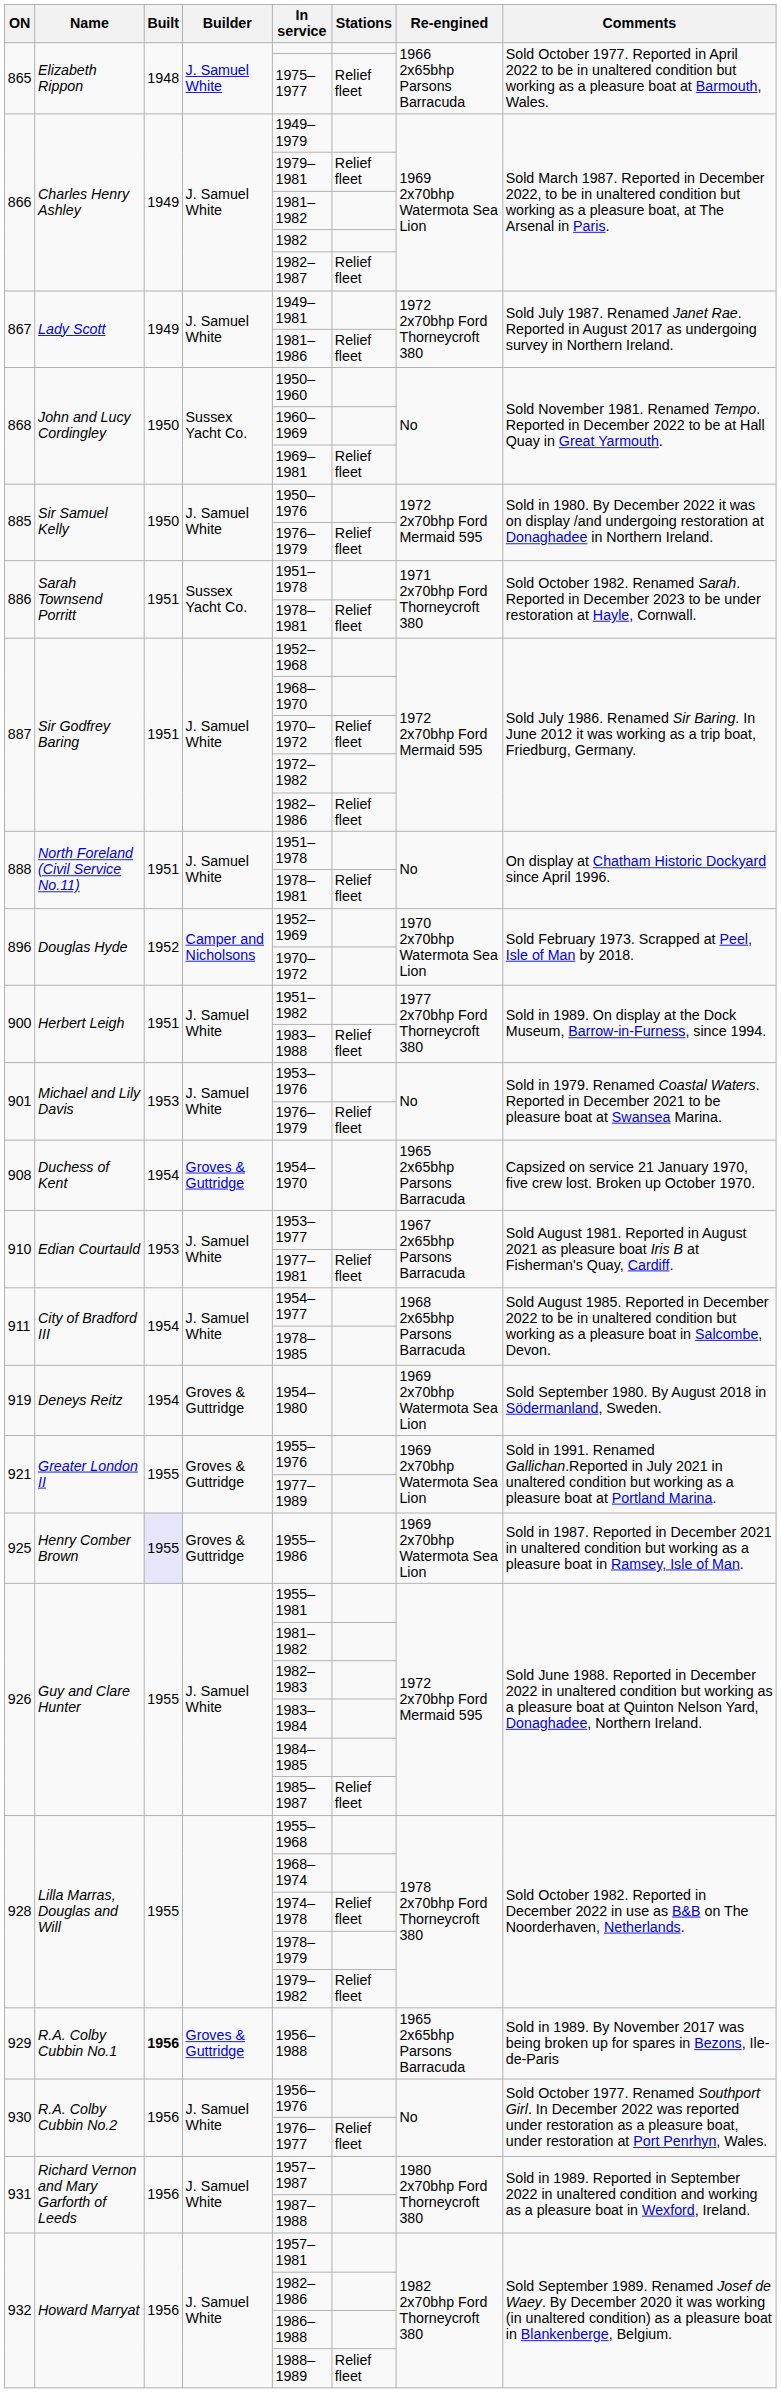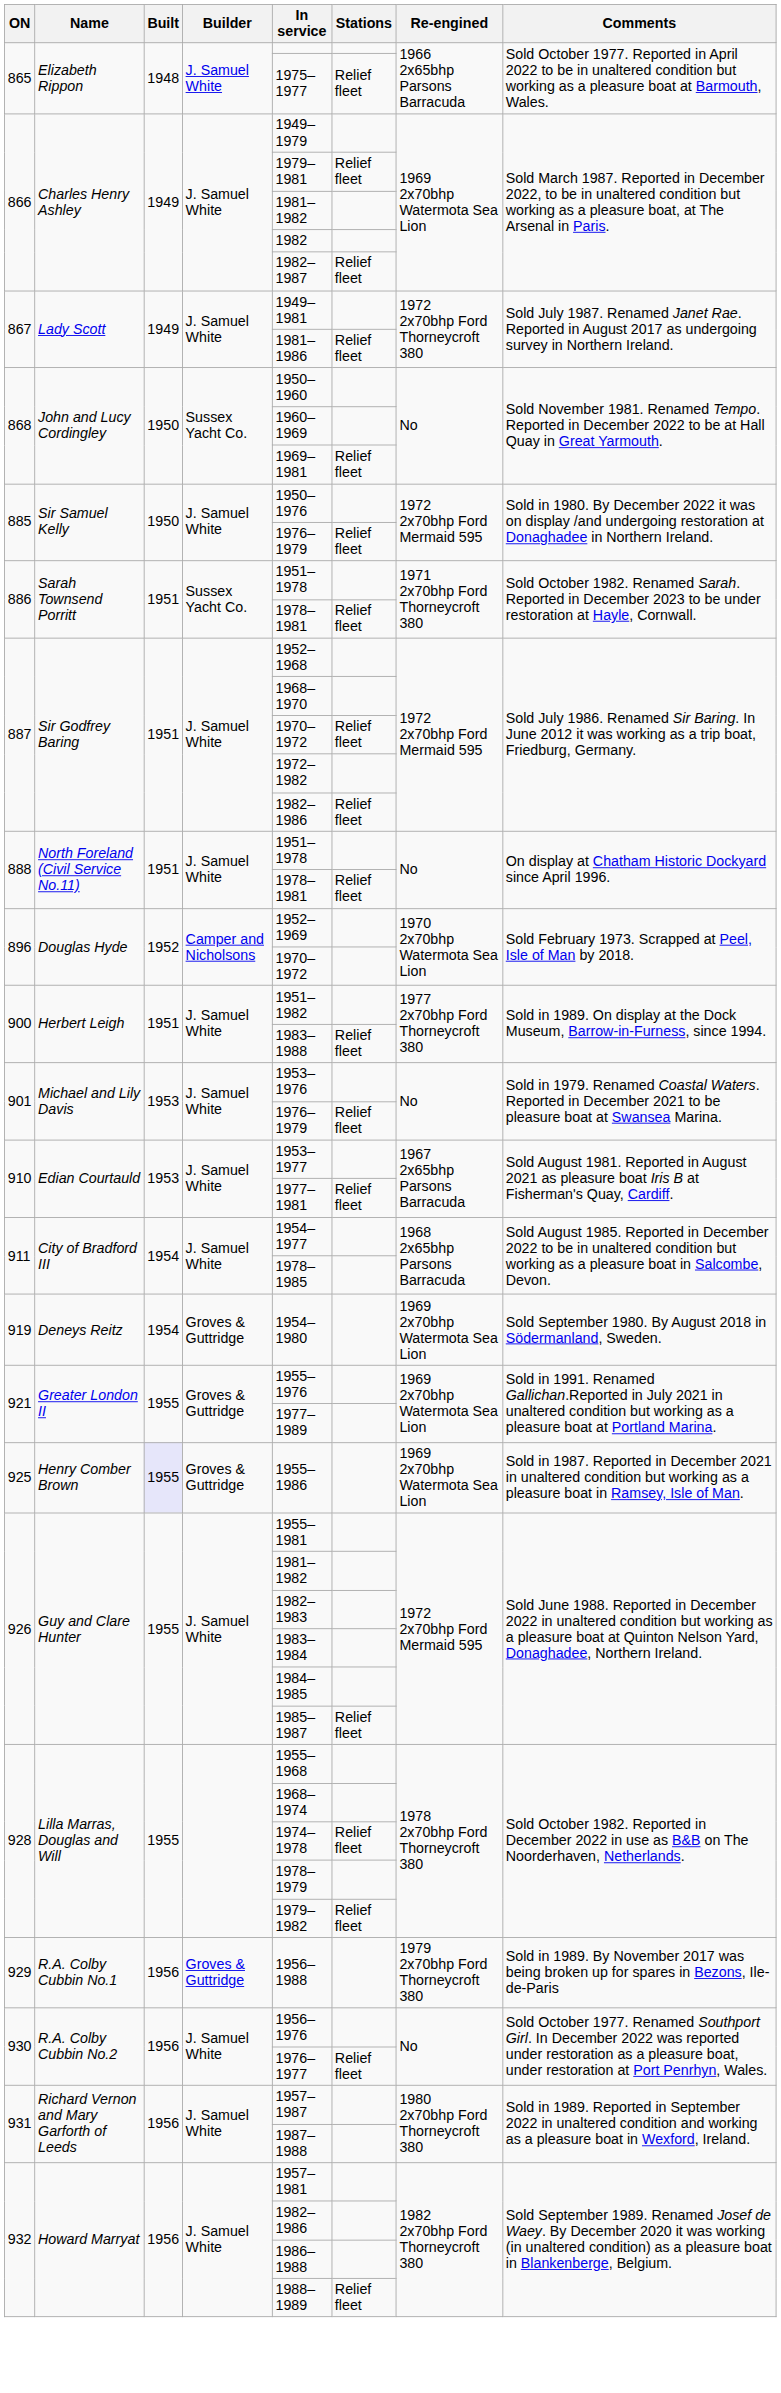- row: (20, 1175)
(163, 2043) bold -> (163, 1972) normal
(432, 2043) 1965 2x65bhp Parsons Barracuda -> (443, 1972) 1979 2x70bhp Ford Thorneycroft 380
